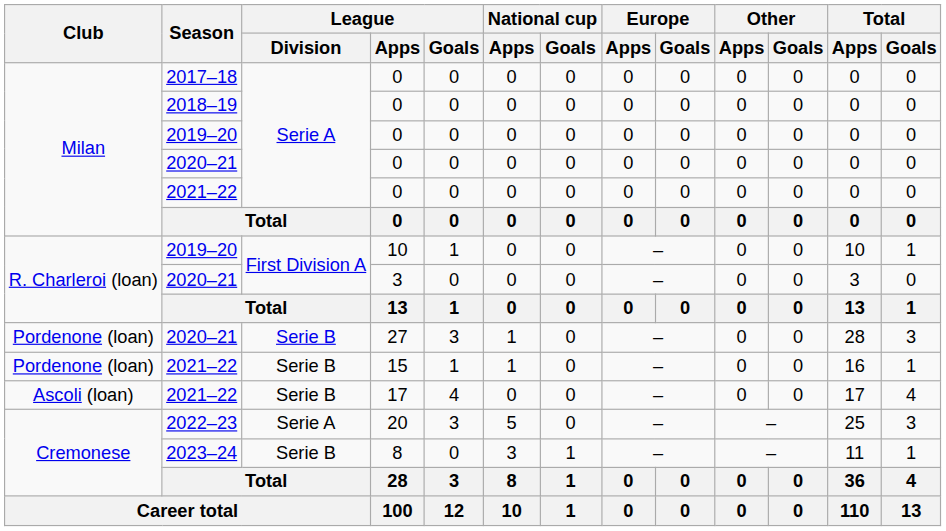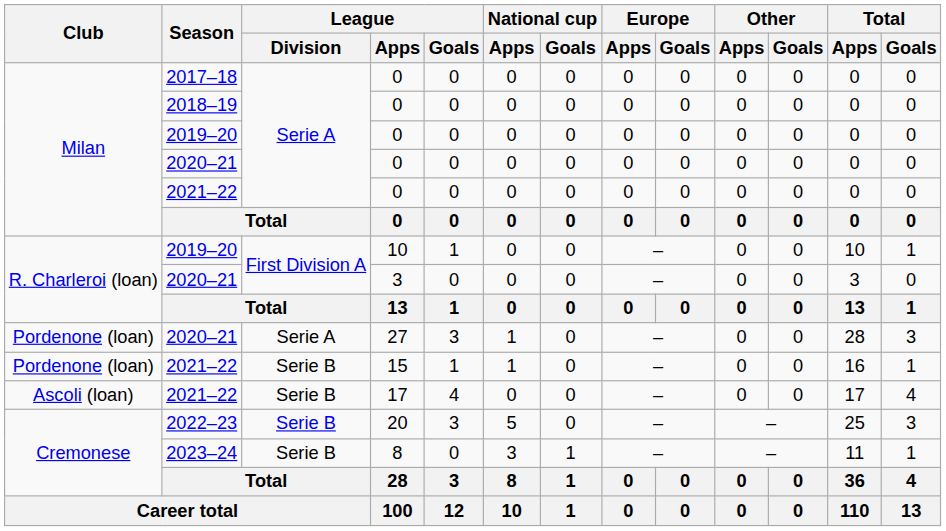(306, 337) Serie B -> (306, 337) Serie A
(306, 423) Serie A -> (306, 423) Serie B
